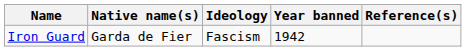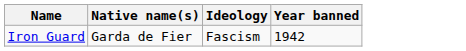- column: (412, 15)
